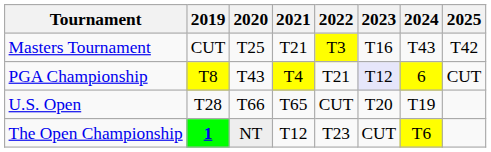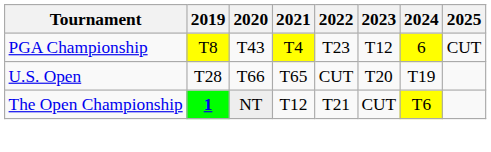- row: (80, 47)
(336, 76) T21 -> (336, 47) T23
(379, 76) lavender background -> (379, 47) no background
(336, 133) T23 -> (336, 104) T21
